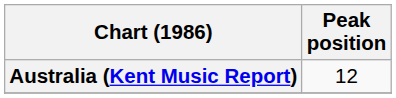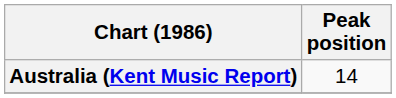(347, 76) 12 -> (347, 76) 14
